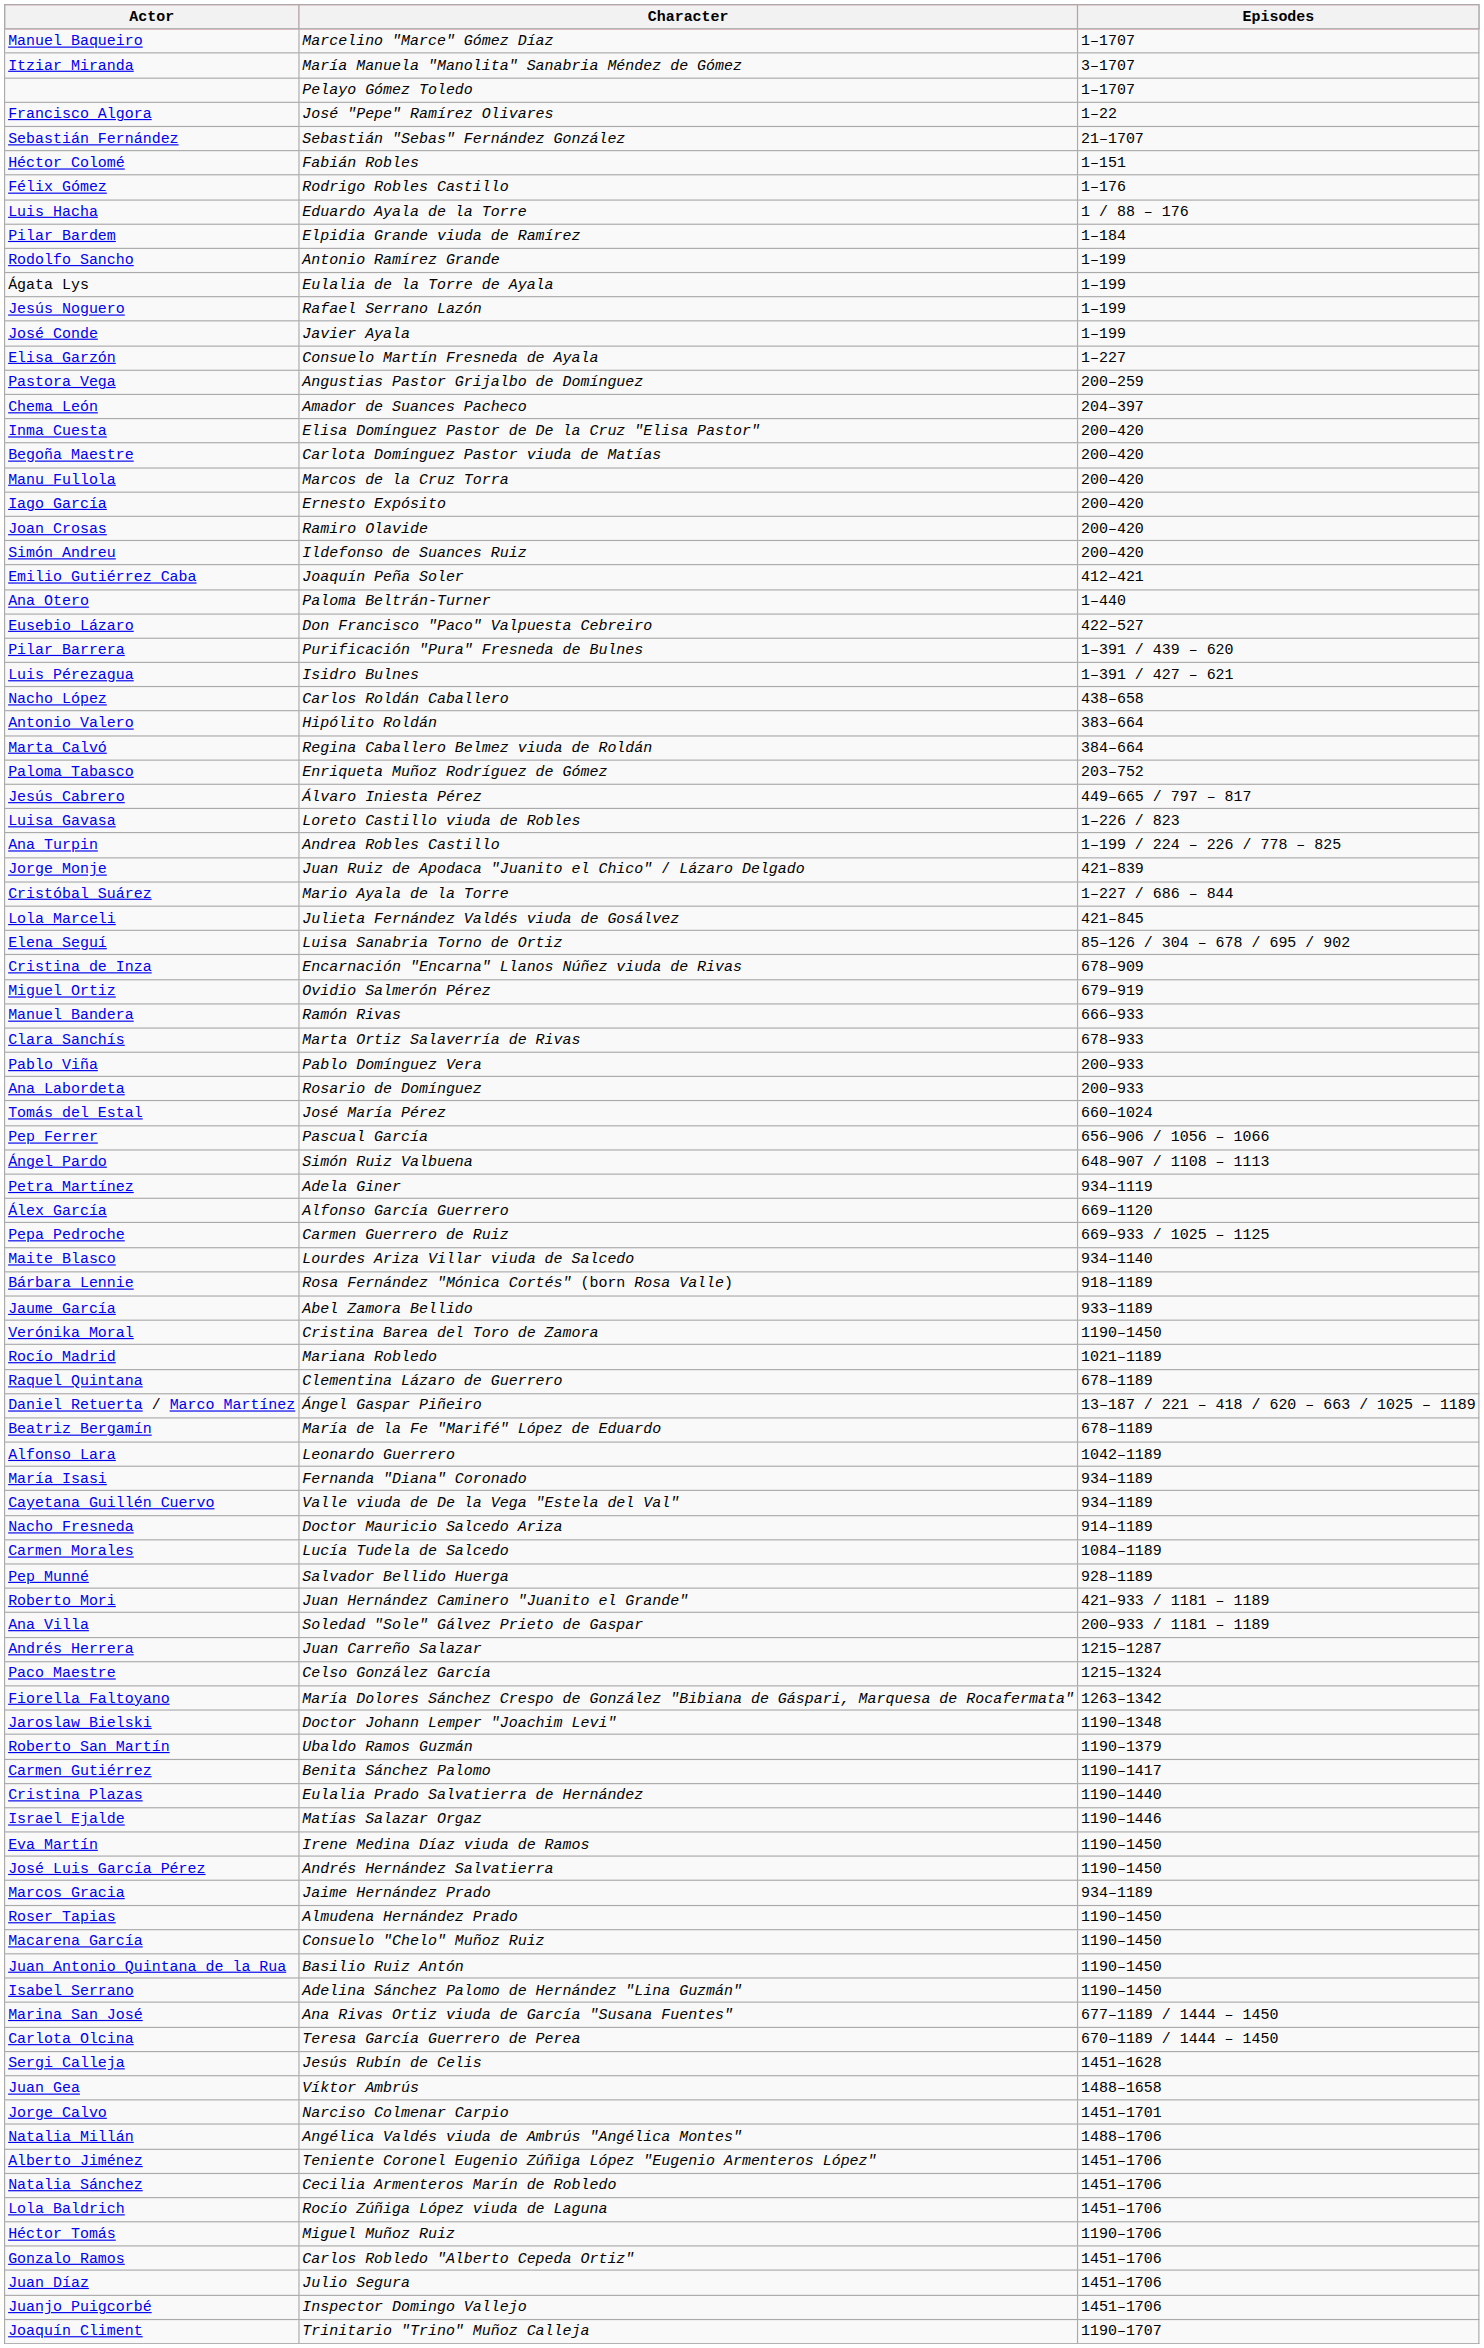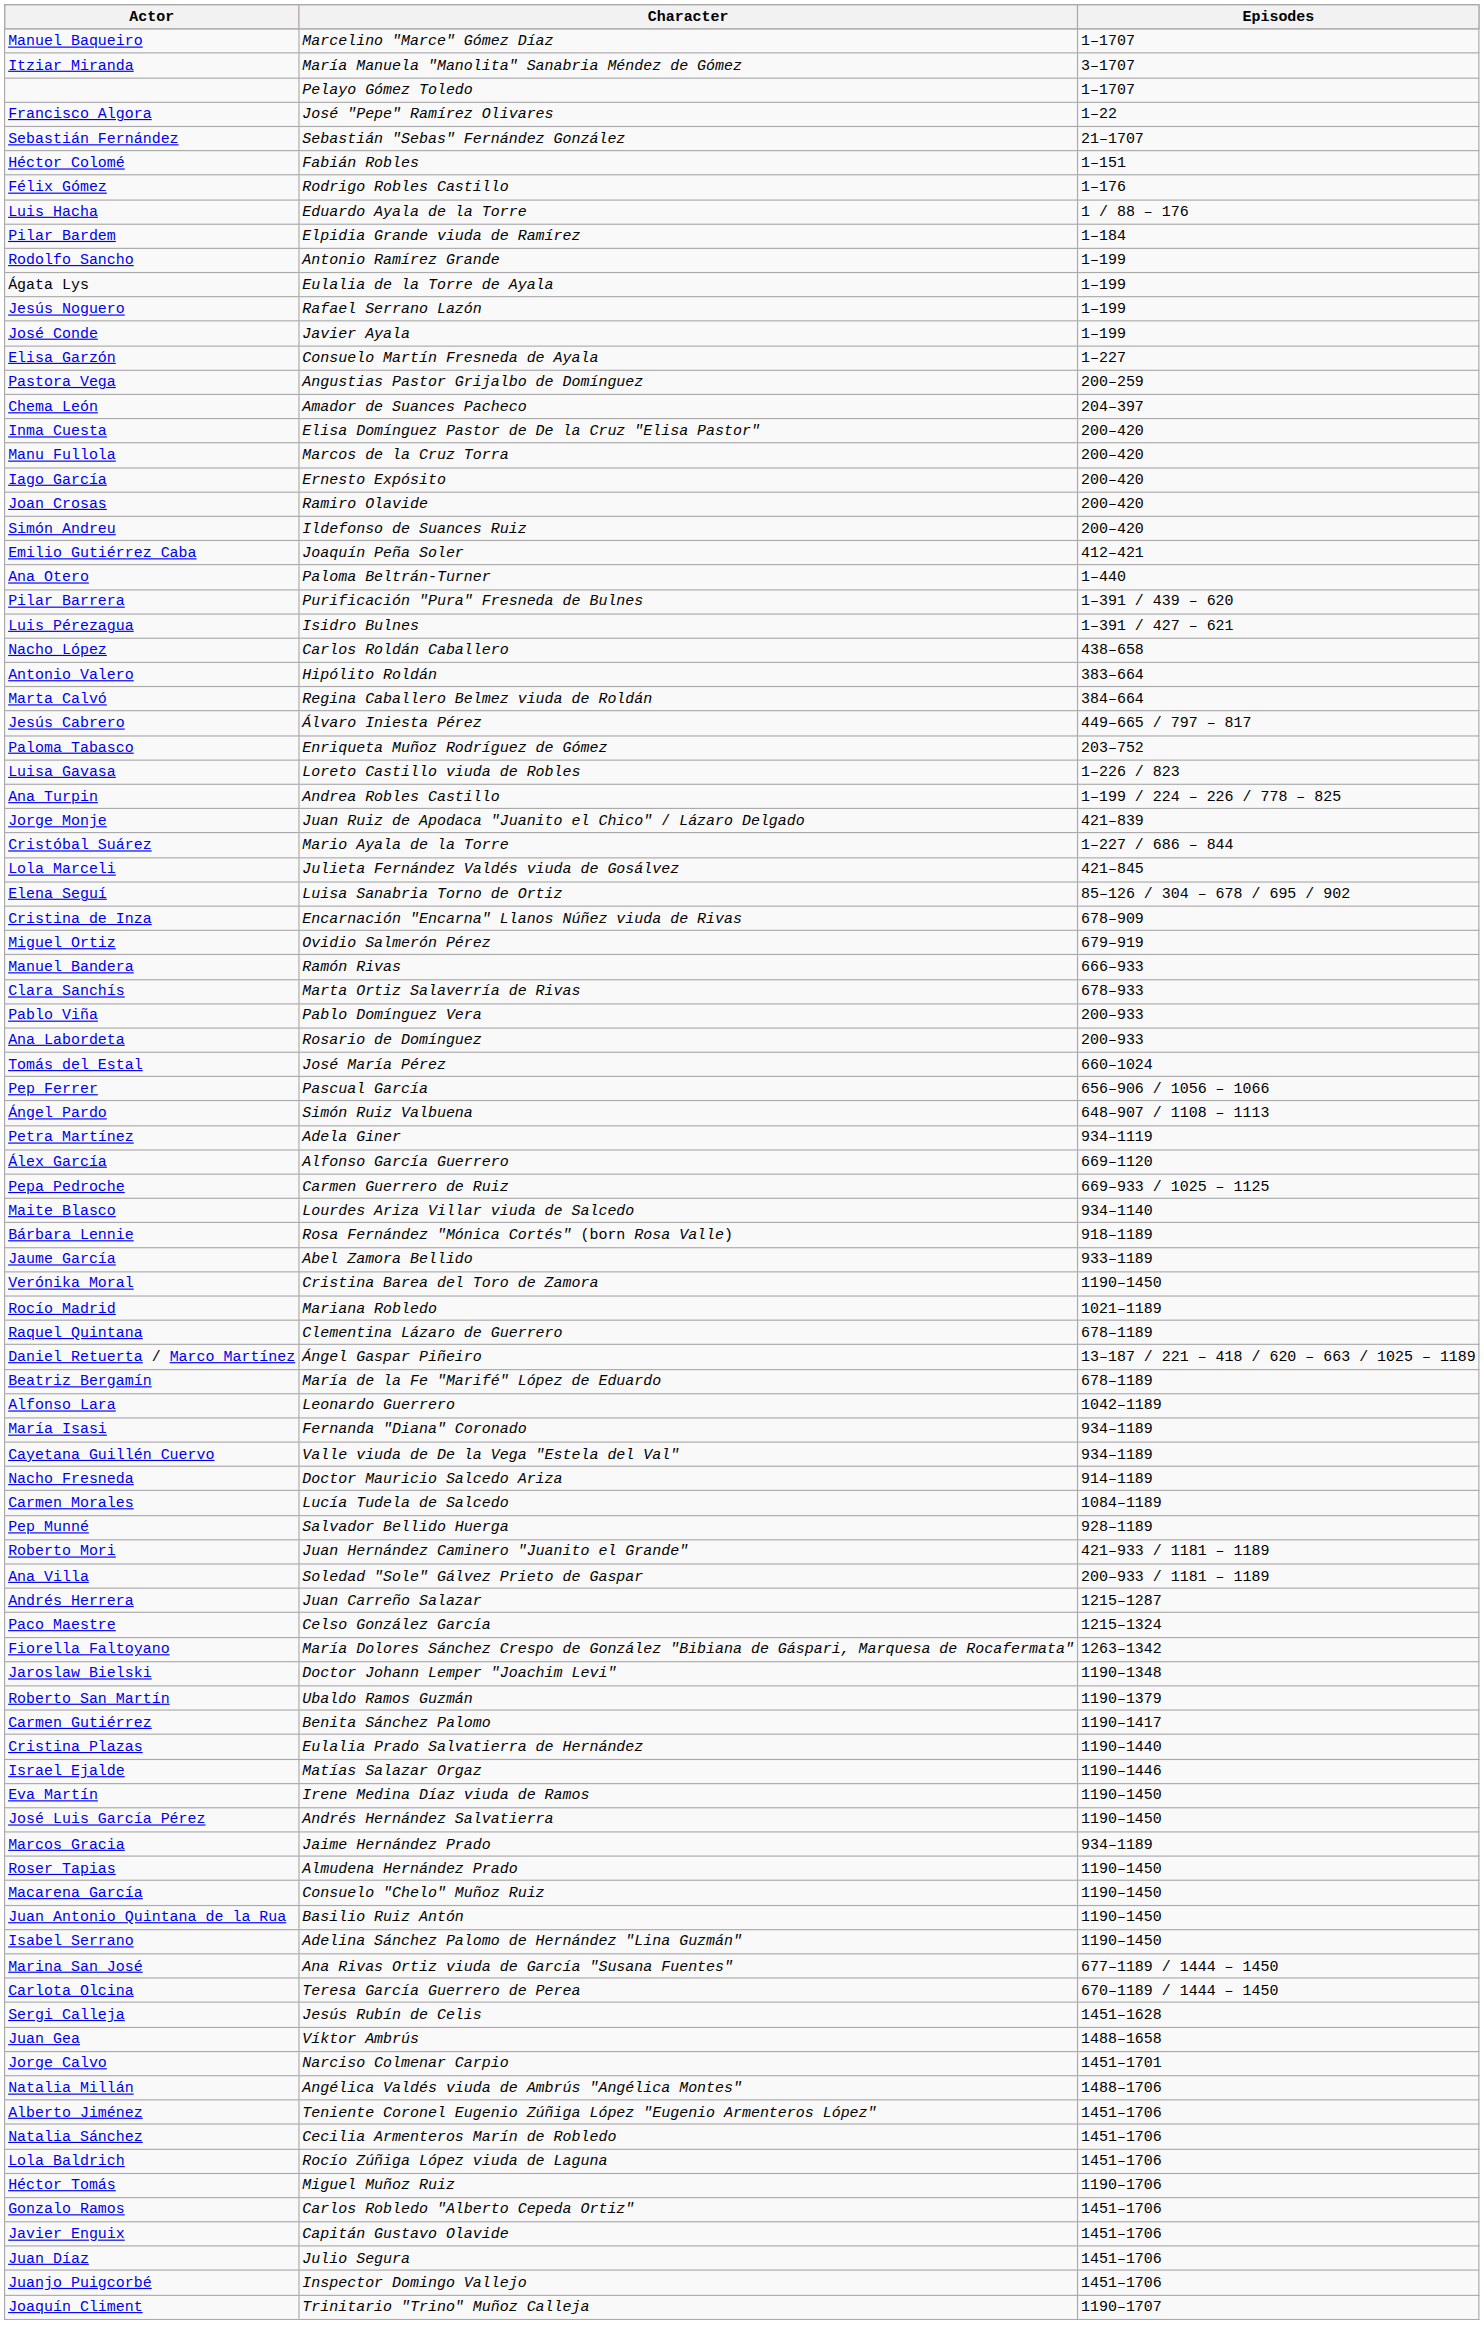- row: (71, 455)
- row: (71, 626)
rows swapped: (71, 772) <-> (66, 796)
+ row: (66, 2234)
